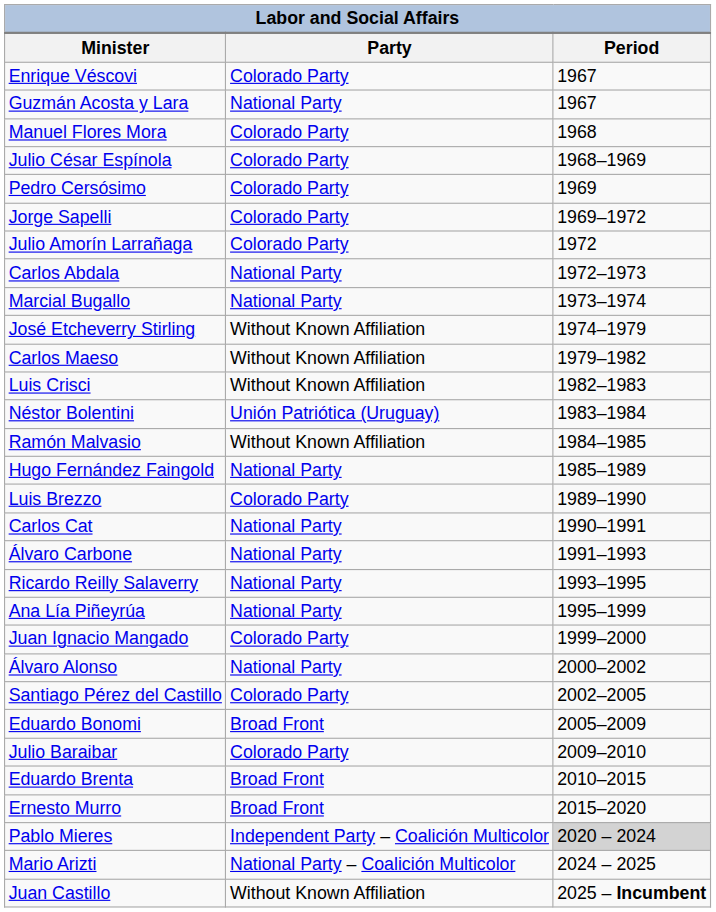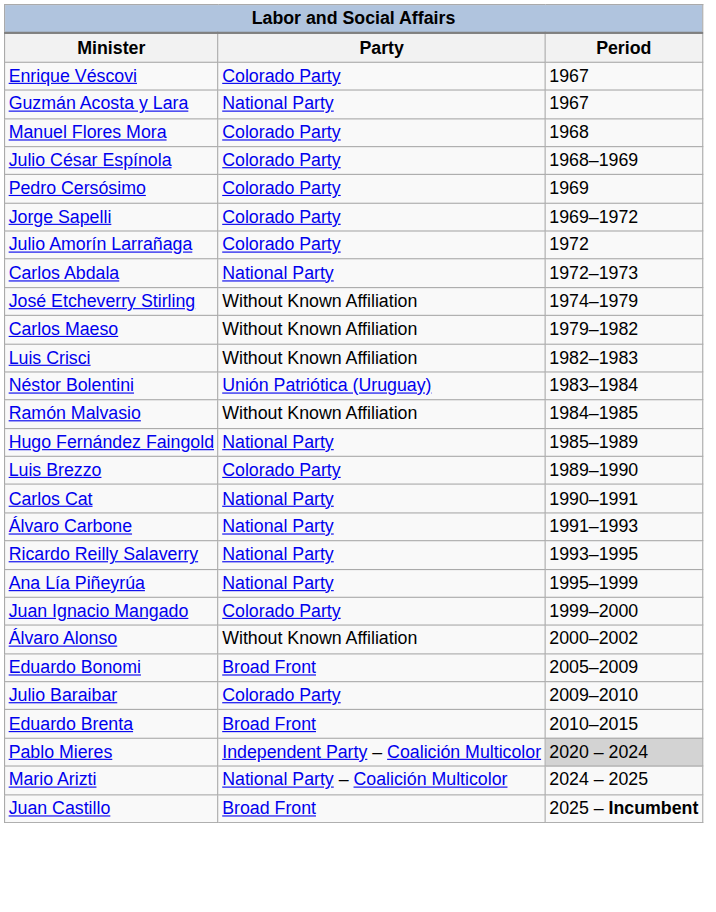- row: (69, 301)
(286, 667) National Party -> (320, 639) Without Known Affiliation
- row: (115, 695)
- row: (65, 808)
(328, 892) Without Known Affiliation -> (269, 808) Broad Front
